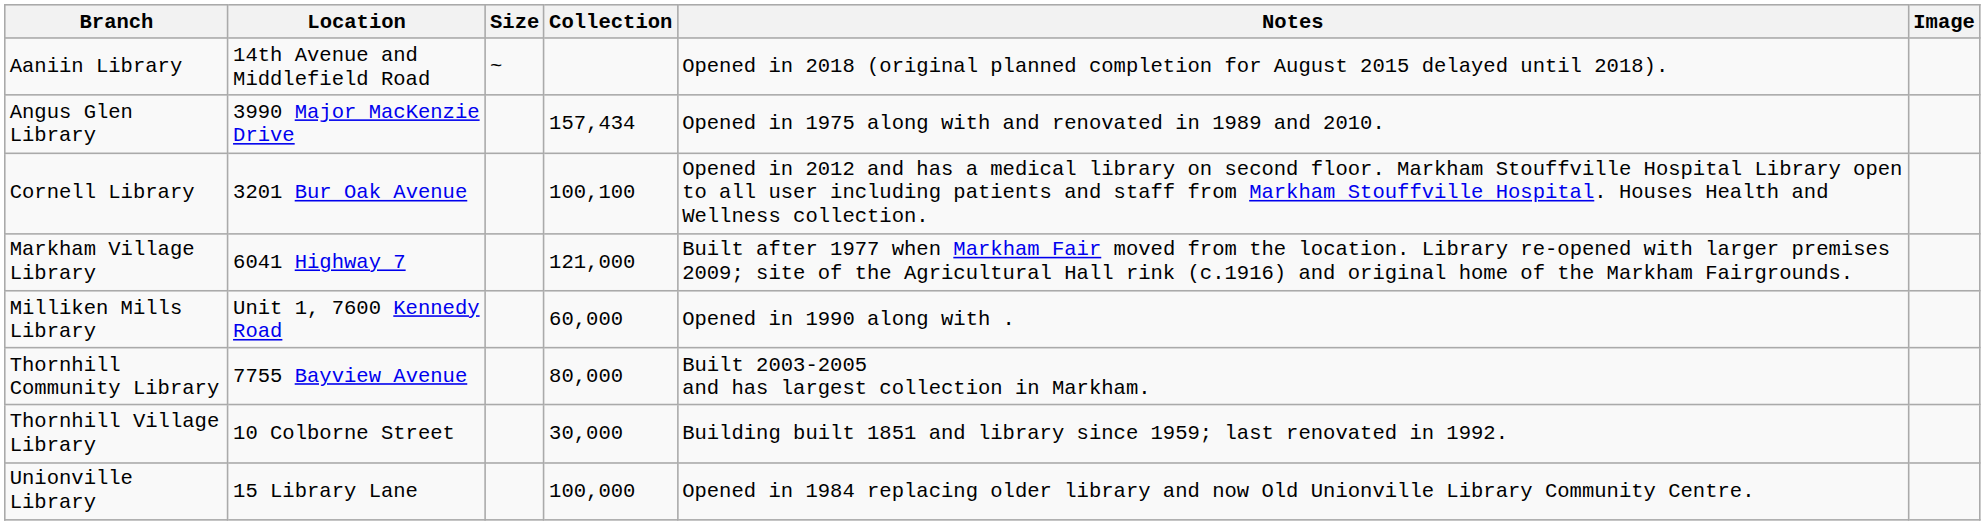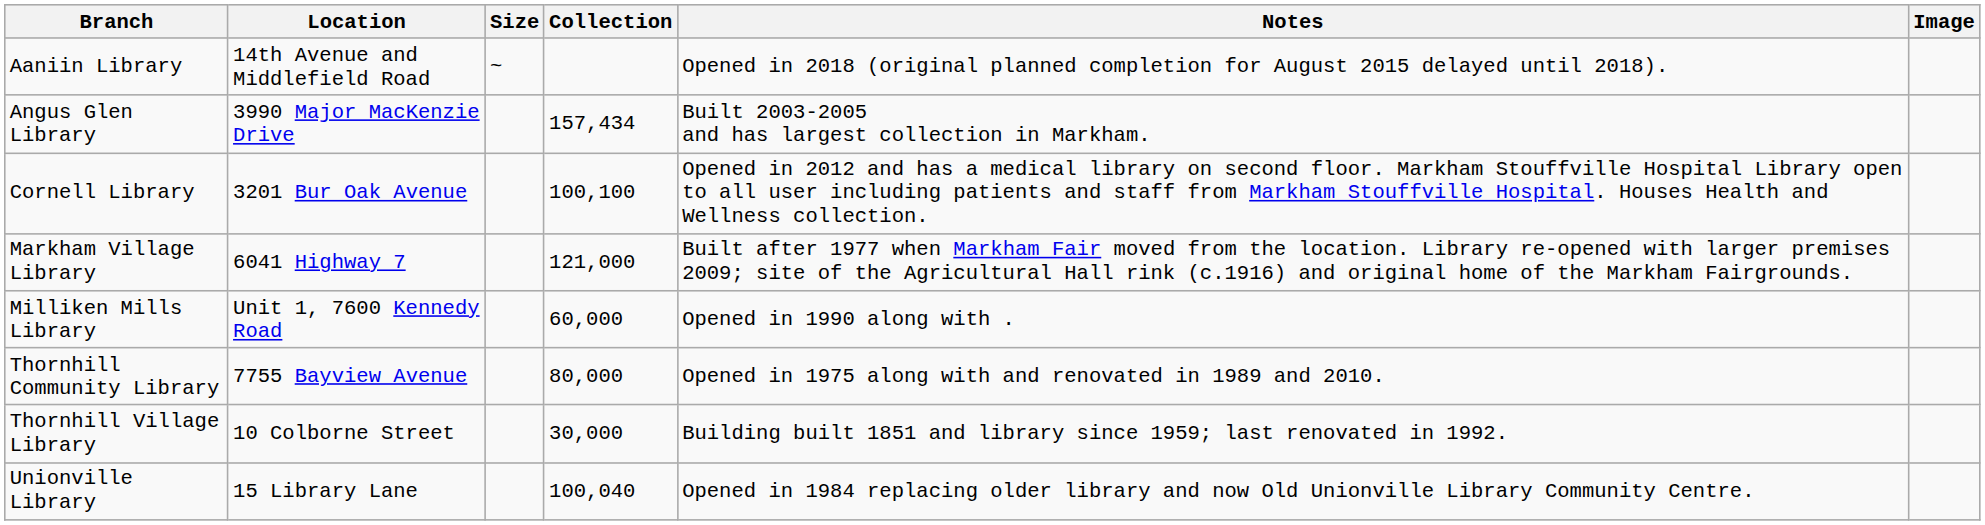(1033, 124) Opened in 1975 along with and renovated in 1989 and 2010. -> (916, 124) Built 2003-2005 and has largest collection in Markham.
(916, 376) Built 2003-2005 and has largest collection in Markham. -> (1033, 376) Opened in 1975 along with and renovated in 1989 and 2010.
(592, 491) 100,000 -> (592, 491) 100,040
